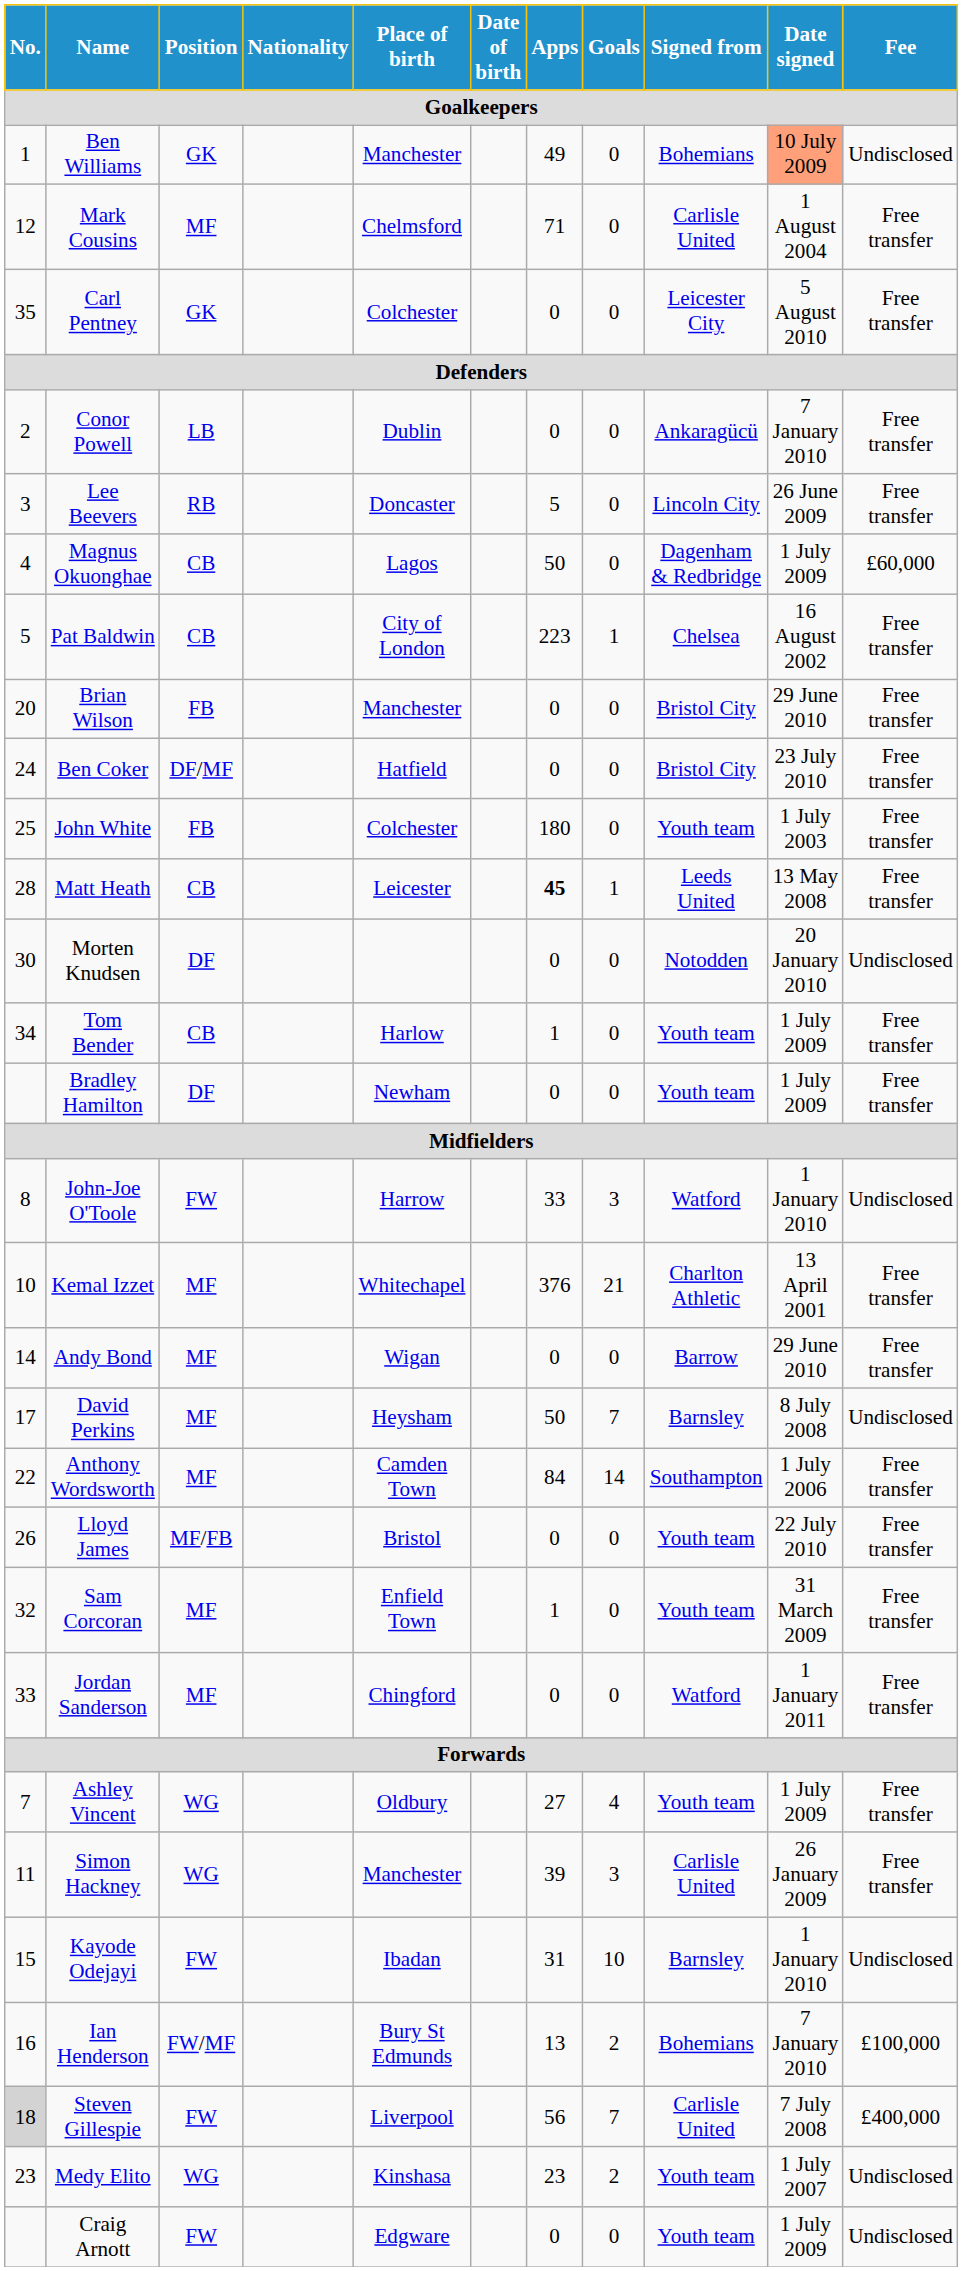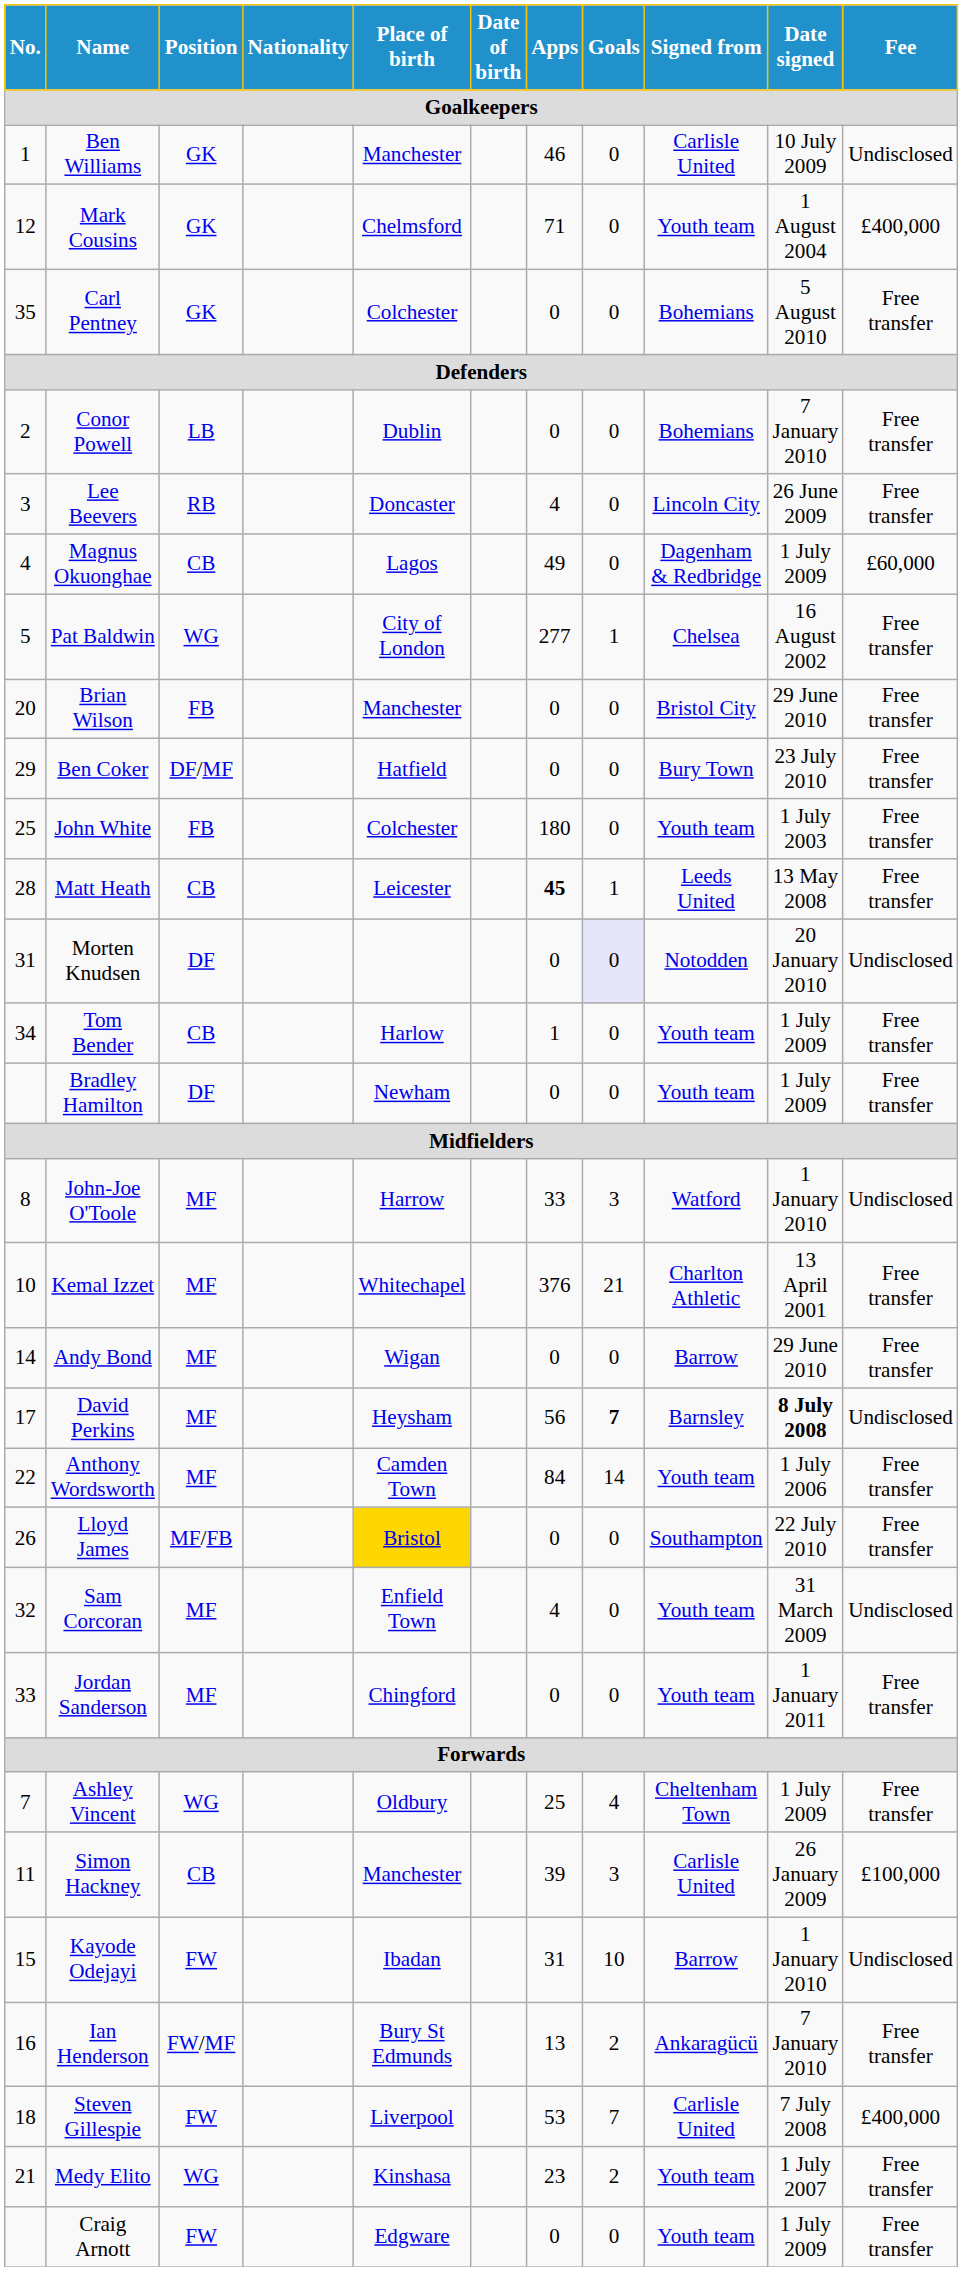(555, 154) 49 -> (555, 154) 46
(706, 154) Bohemians -> (706, 154) Carlisle United
(805, 154) lightsalmon background -> (805, 154) no background
(201, 227) MF -> (201, 227) GK
(706, 227) Carlisle United -> (706, 227) Youth team
(901, 227) Free transfer -> (901, 227) £400,000
(706, 311) Leicester City -> (706, 311) Bohemians
(706, 431) Ankaragücü -> (706, 431) Bohemians
(555, 504) 5 -> (555, 504) 4
(555, 564) 50 -> (555, 564) 49
(201, 636) CB -> (201, 636) WG
(555, 636) 223 -> (555, 636) 277
(25, 768) 24 -> (25, 768) 29
(706, 768) Bristol City -> (706, 768) Bury Town
(25, 960) 30 -> (25, 960) 31
(614, 960) no background -> (614, 960) lavender background
(201, 1200) FW -> (201, 1200) MF
(555, 1417) 50 -> (555, 1417) 56
(614, 1417) normal -> (614, 1417) bold
(805, 1417) normal -> (805, 1417) bold
(706, 1477) Southampton -> (706, 1477) Youth team
(412, 1537) no background -> (412, 1537) gold background
(706, 1537) Youth team -> (706, 1537) Southampton
(555, 1609) 1 -> (555, 1609) 4
(901, 1609) Free transfer -> (901, 1609) Undisclosed
(706, 1694) Watford -> (706, 1694) Youth team
(555, 1802) 27 -> (555, 1802) 25
(706, 1802) Youth team -> (706, 1802) Cheltenham Town
(201, 1874) WG -> (201, 1874) CB
(901, 1874) Free transfer -> (901, 1874) £100,000
(706, 1959) Barnsley -> (706, 1959) Barrow
(706, 2044) Bohemians -> (706, 2044) Ankaragücü
(901, 2044) £100,000 -> (901, 2044) Free transfer
(25, 2116) lightgrey background -> (25, 2116) no background
(555, 2116) 56 -> (555, 2116) 53
(25, 2176) 23 -> (25, 2176) 21
(901, 2176) Undisclosed -> (901, 2176) Free transfer
(901, 2236) Undisclosed -> (901, 2236) Free transfer
